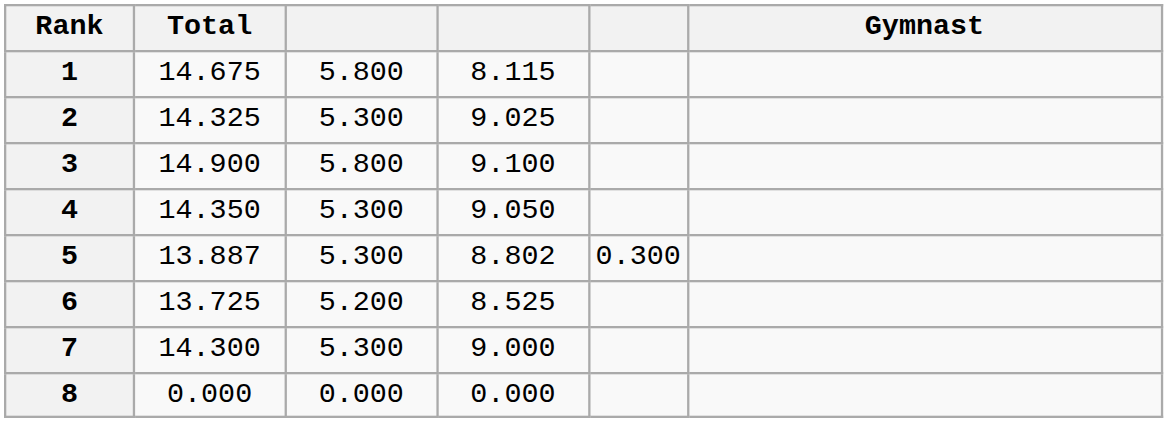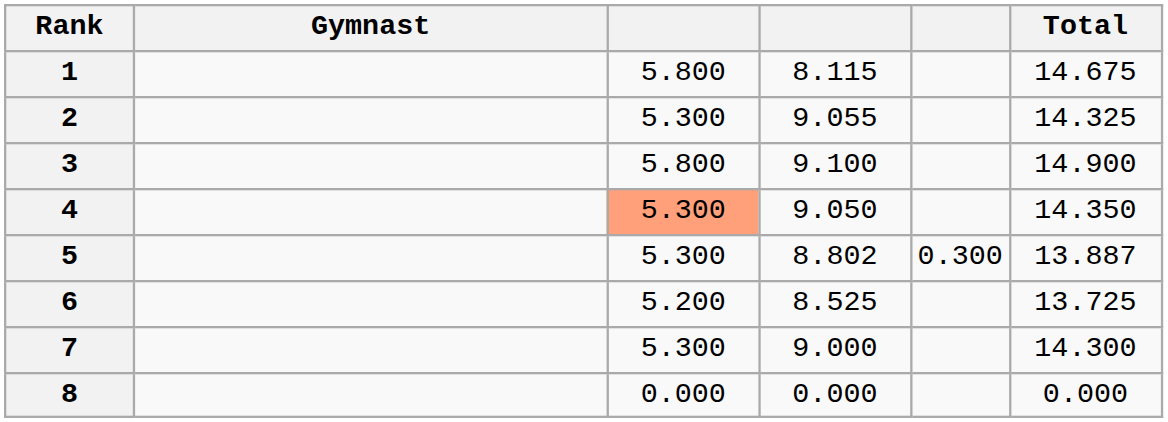columns swapped: (924, 28) <-> (210, 28)
(513, 120) 9.025 -> (835, 120) 9.055
(361, 212) no background -> (683, 212) lightsalmon background
